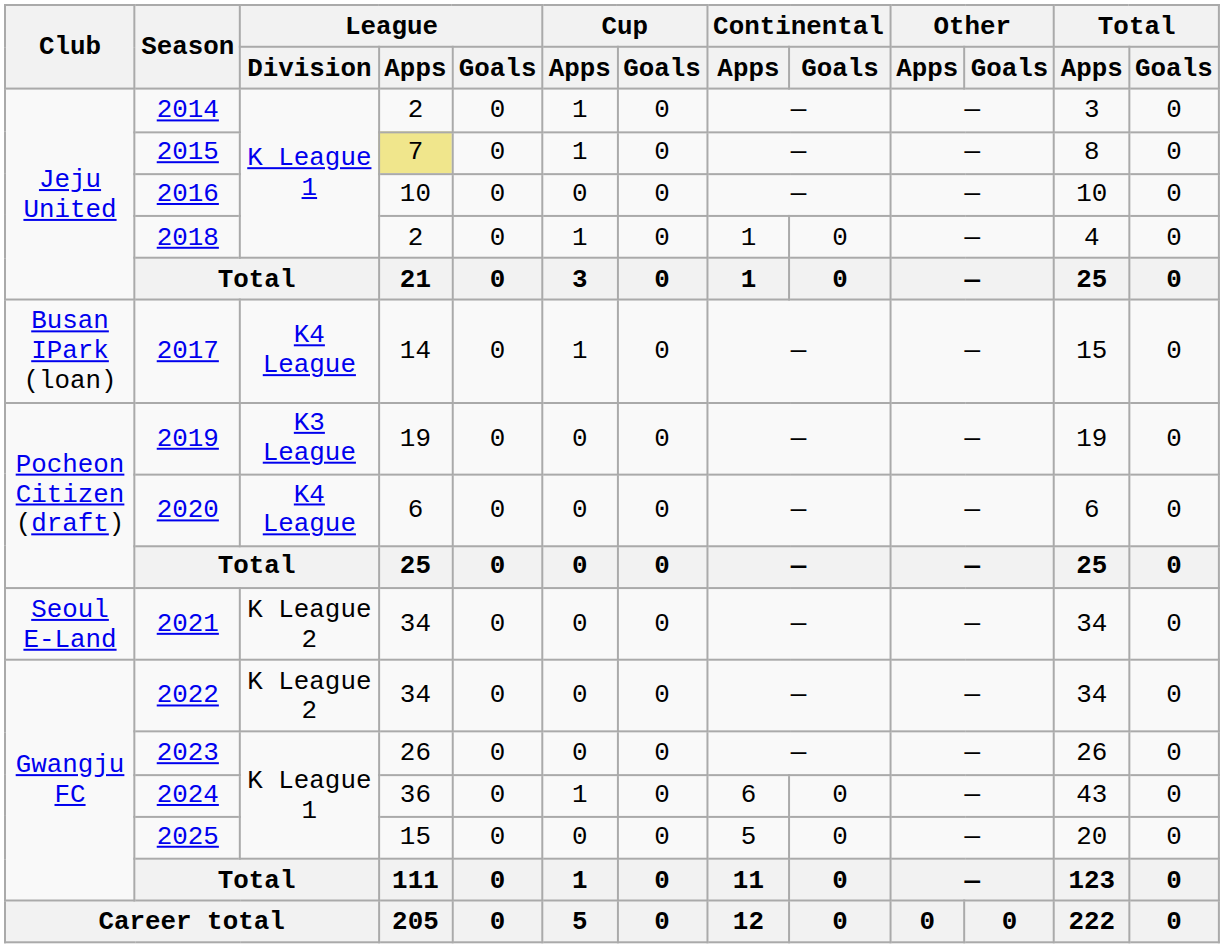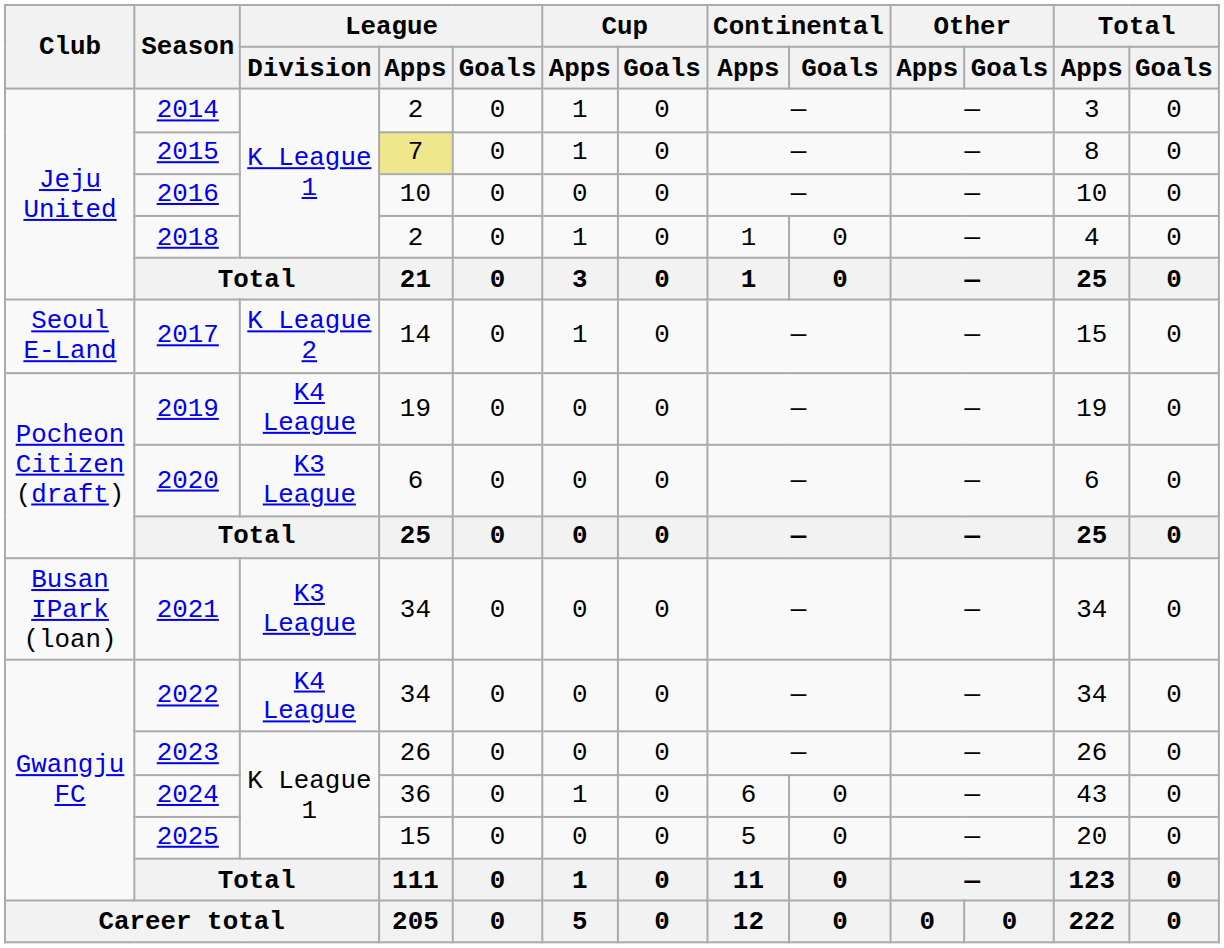(70, 351) Busan IPark (loan) -> (70, 336) Seoul E-Land
(309, 351) K4 League -> (309, 336) K League 2
(309, 438) K3 League -> (309, 408) K4 League
(309, 510) K4 League -> (309, 480) K3 League
(70, 624) Seoul E-Land -> (70, 609) Busan IPark (loan)
(309, 624) K League 2 -> (309, 609) K3 League
(309, 696) K League 2 -> (309, 696) K4 League
